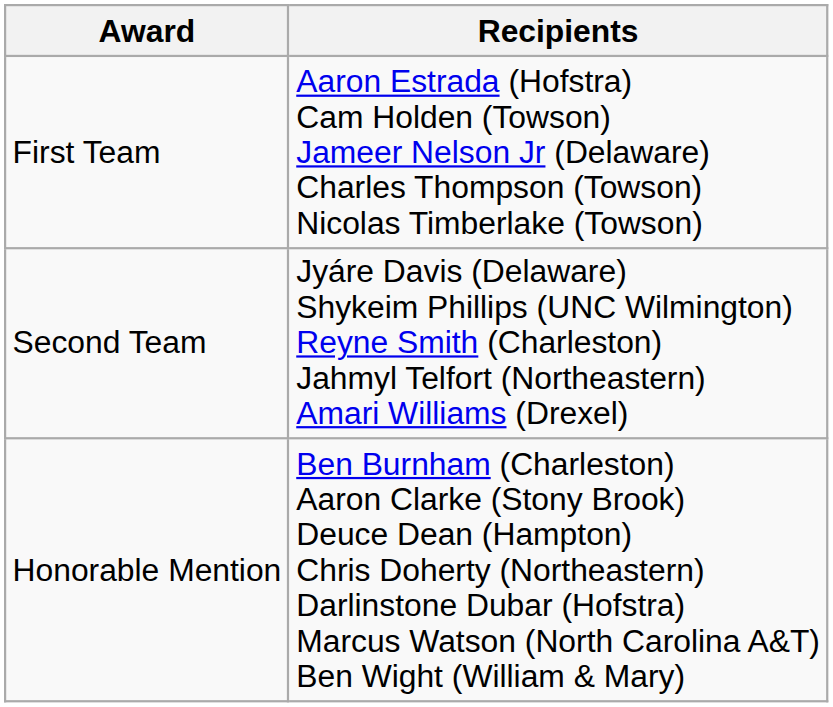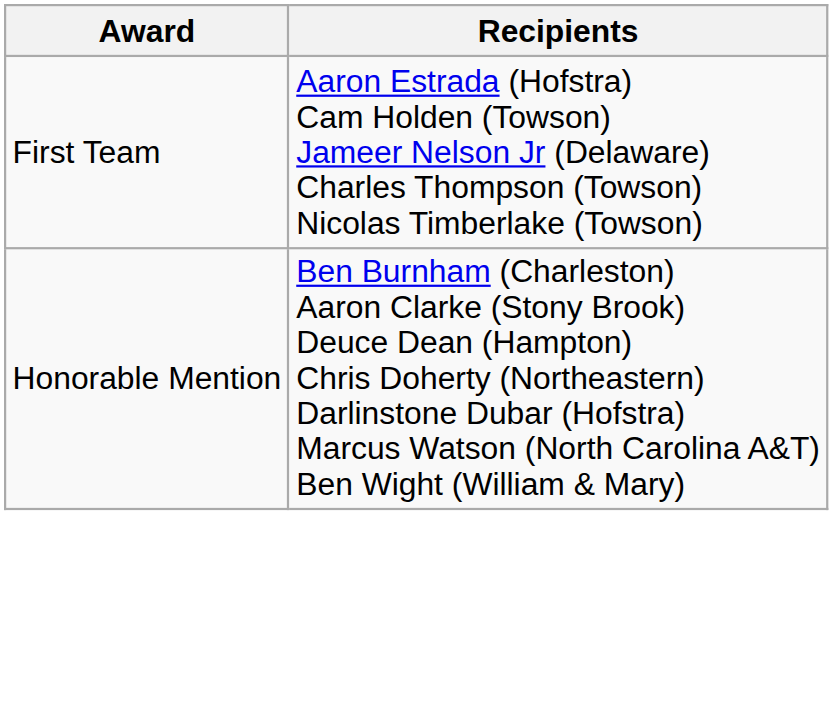- row: (110, 343)
